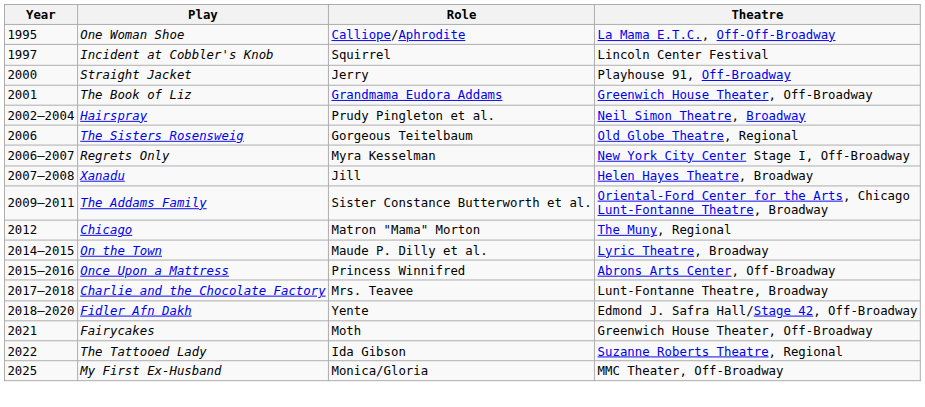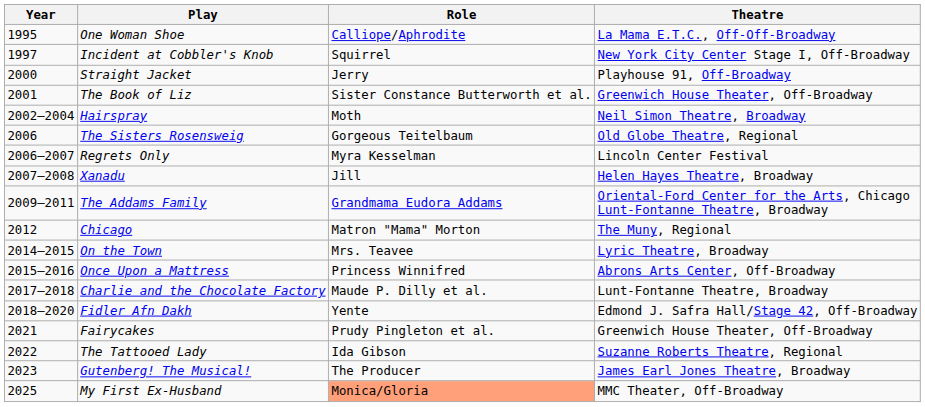(683, 55) Lincoln Center Festival -> (754, 55) New York City Center Stage I, Off-Broadway
(417, 95) Grandmama Eudora Addams -> (462, 95) Sister Constance Butterworth et al.
(413, 115) Prudy Pingleton et al. -> (346, 115) Moth
(754, 155) New York City Center Stage I, Off-Broadway -> (683, 155) Lincoln Center Festival
(462, 203) Sister Constance Butterworth et al. -> (417, 203) Grandmama Eudora Addams
(410, 250) Maude P. Dilly et al. -> (372, 250) Mrs. Teavee
(372, 290) Mrs. Teavee -> (410, 290) Maude P. Dilly et al.
(346, 331) Moth -> (413, 331) Prudy Pingleton et al.
+ row: (166, 371)
(380, 371) no background -> (380, 391) lightsalmon background
